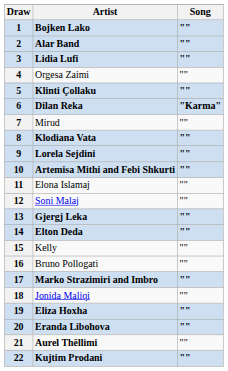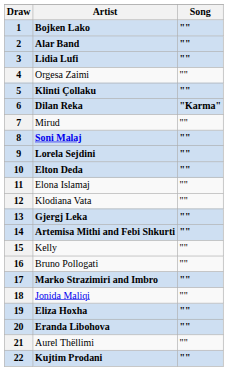(65, 138) Klodiana Vata -> (58, 138) Soni Malaj
(105, 169) Artemisa Mithi and Febi Shkurti -> (59, 169) Elton Deda
(57, 201) Soni Malaj -> (63, 201) Klodiana Vata
(59, 232) Elton Deda -> (105, 232) Artemisa Mithi and Febi Shkurti
(66, 342) bold -> (65, 342) normal
